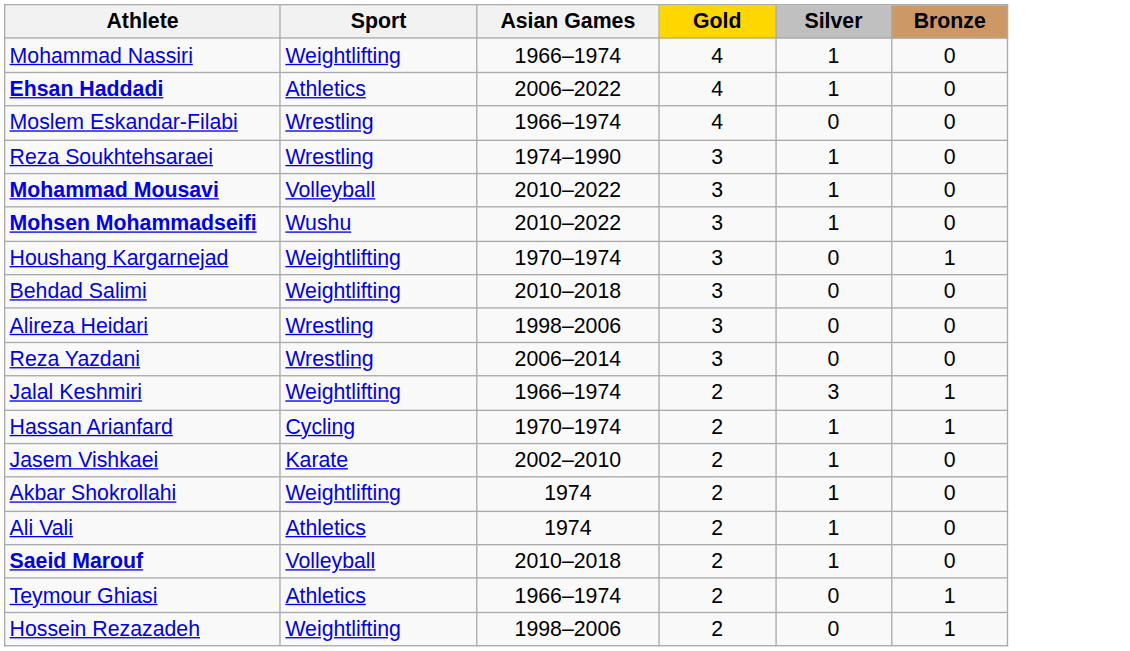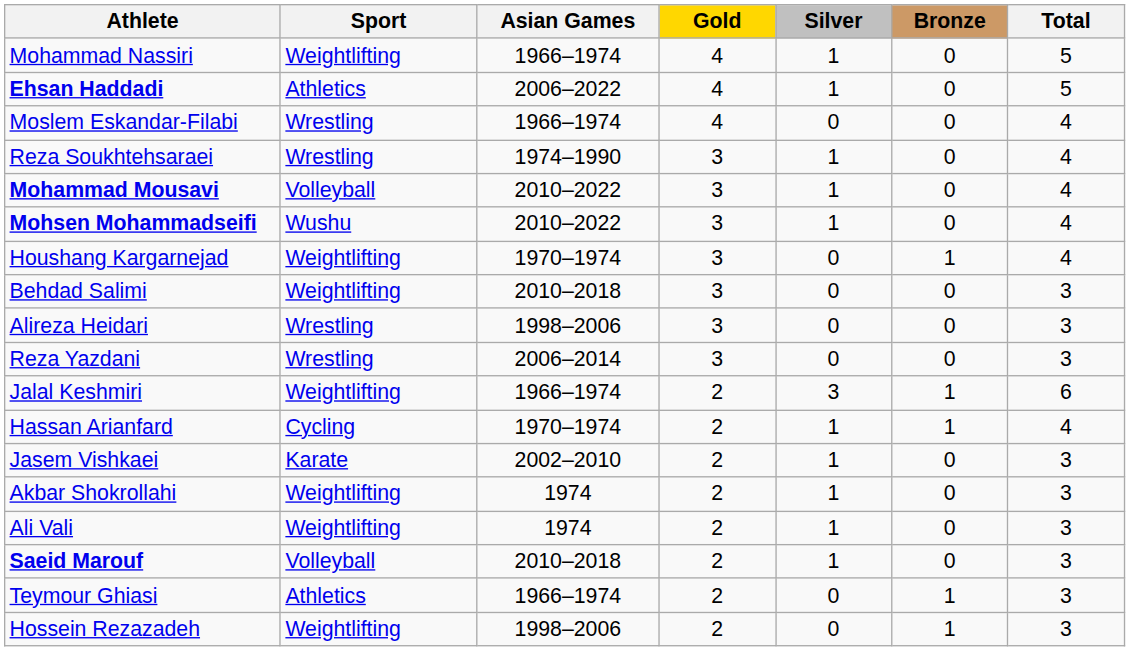+ column: (1066, 21)
(326, 527) Athletics -> (343, 527) Weightlifting
